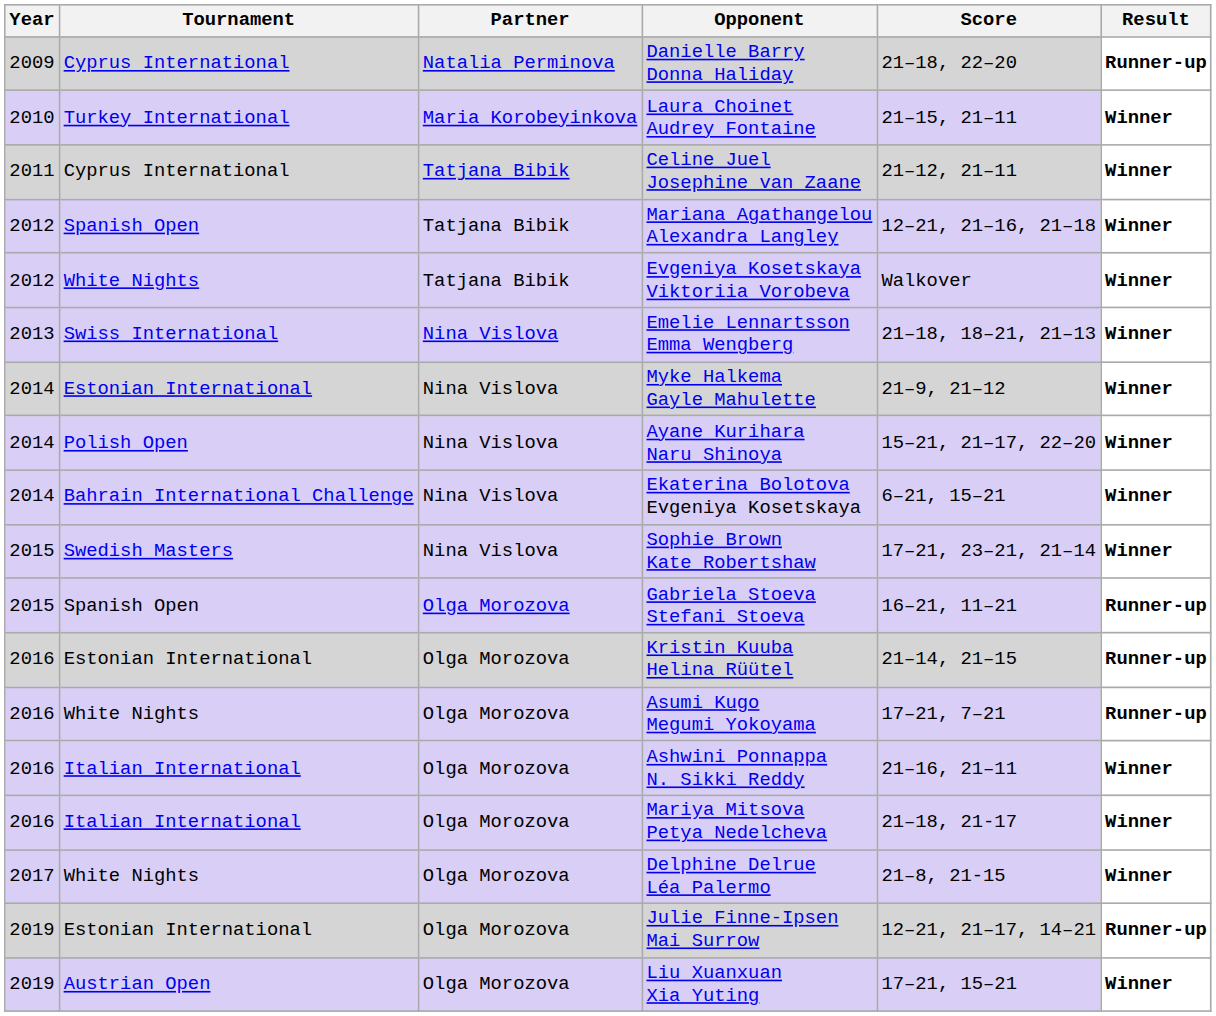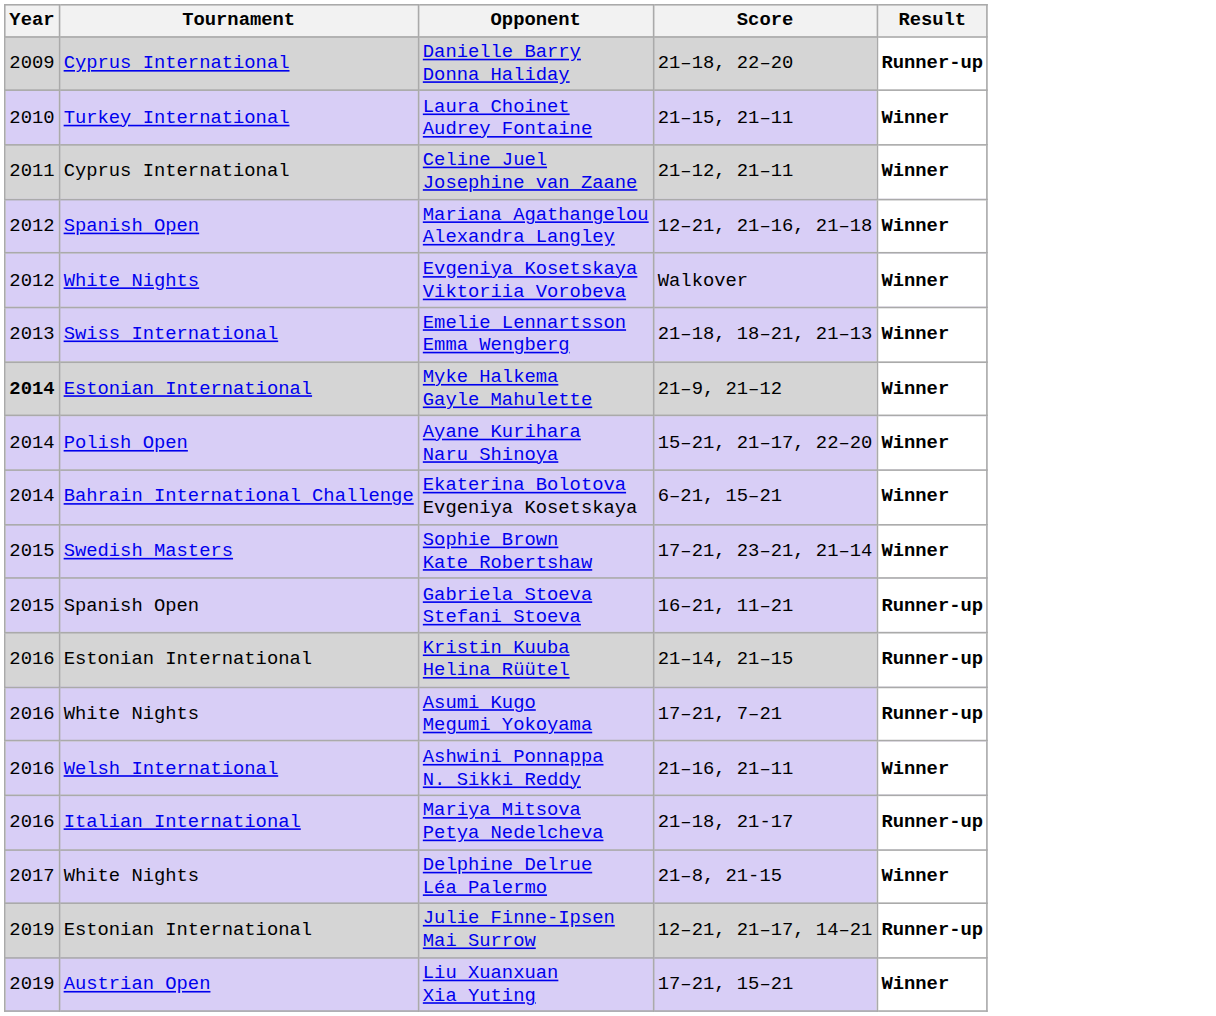- column: (530, 20)
(32, 388) normal -> (32, 388) bold
(182, 768) Italian International -> (171, 768) Welsh International
(1139, 822) Winner -> (932, 822) Runner-up
